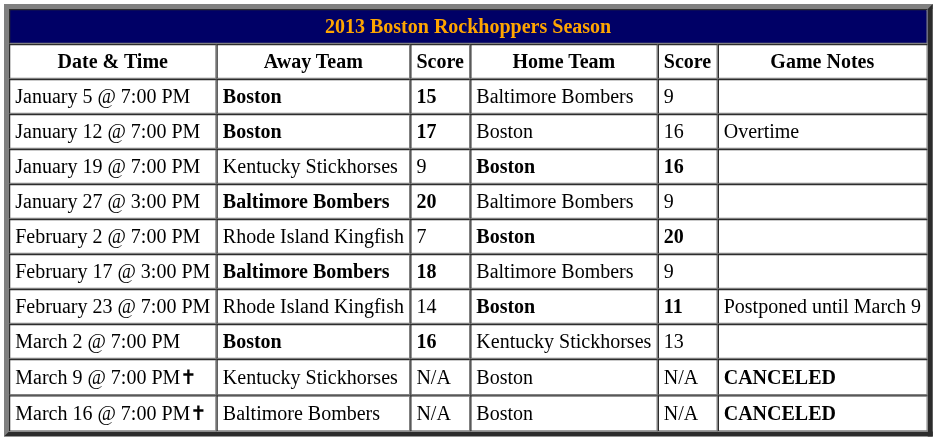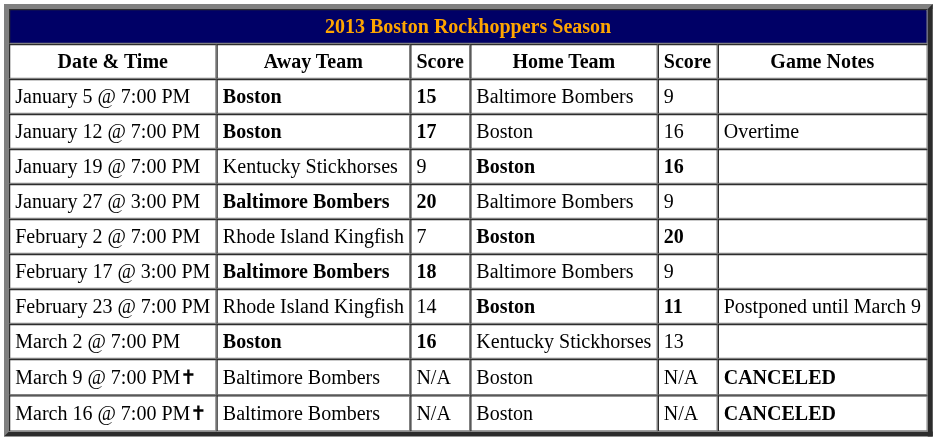(310, 376) Kentucky Stickhorses -> (301, 376) Baltimore Bombers
